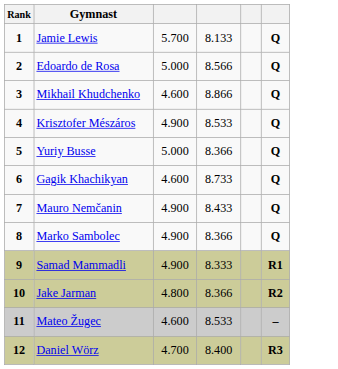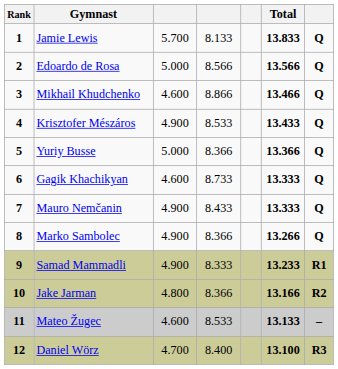+ column: (283, 14)
